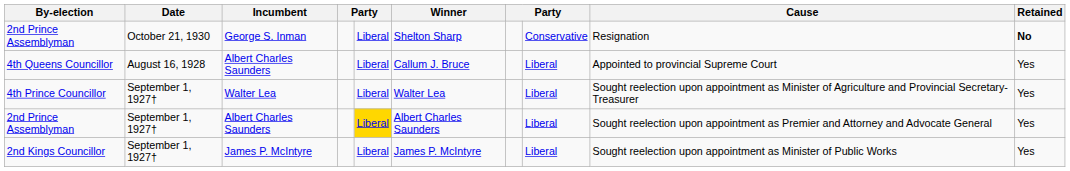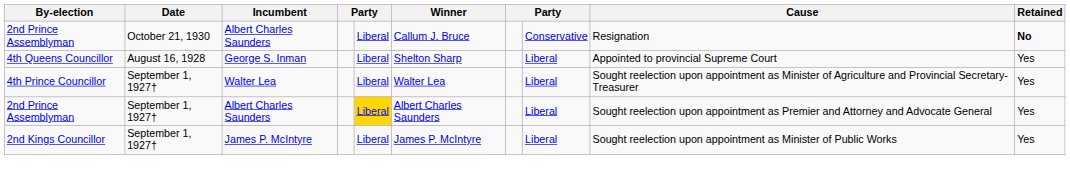(265, 36) George S. Inman -> (259, 36) Albert Charles Saunders
(428, 36) Shelton Sharp -> (432, 36) Callum J. Bruce
(259, 65) Albert Charles Saunders -> (265, 59) George S. Inman
(432, 65) Callum J. Bruce -> (428, 59) Shelton Sharp
